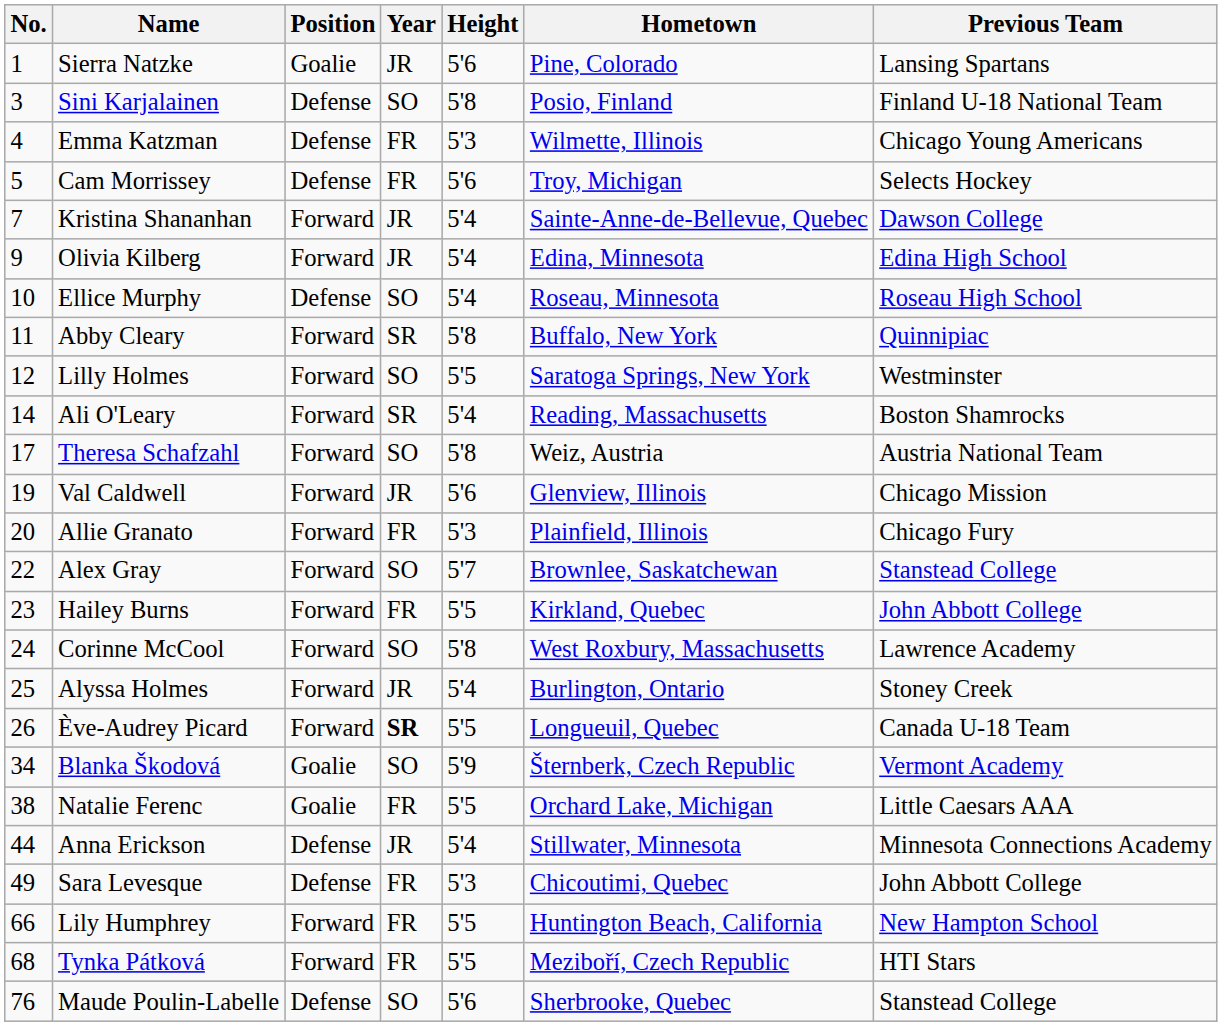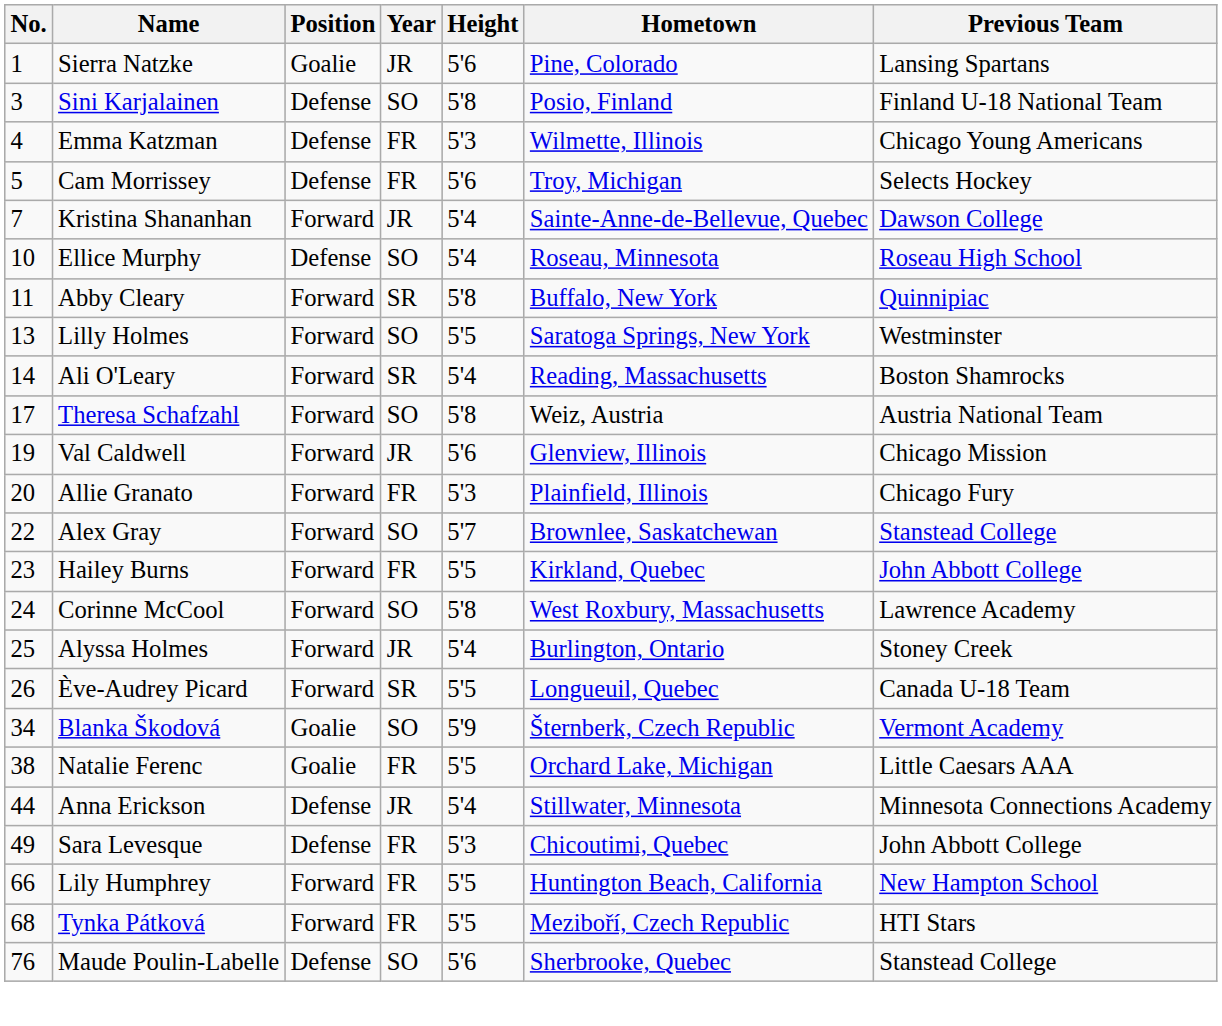- row: (129, 258)
(23, 375) 12 -> (23, 336) 13
(402, 727) bold -> (402, 688) normal
